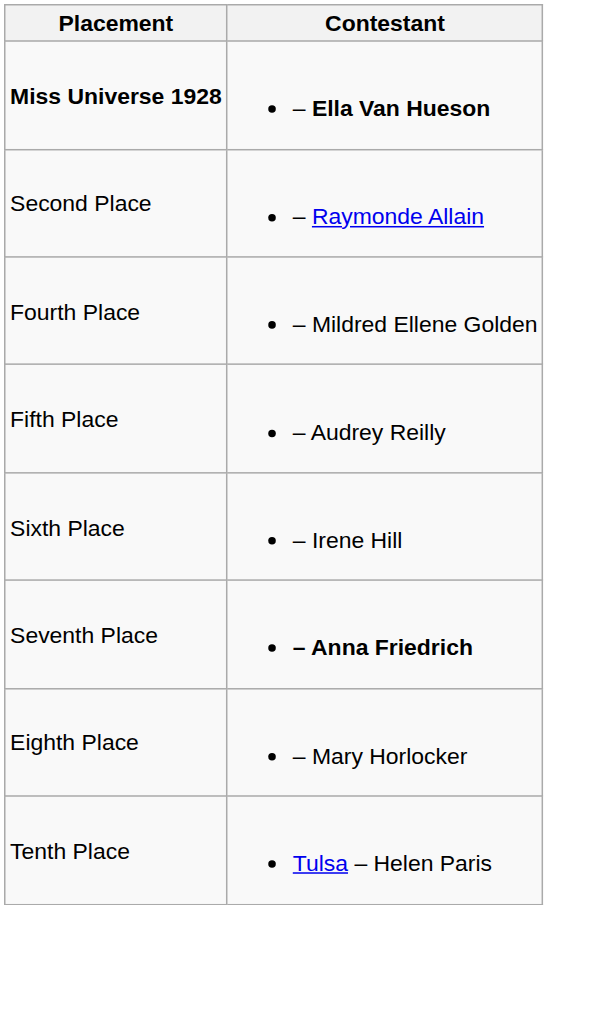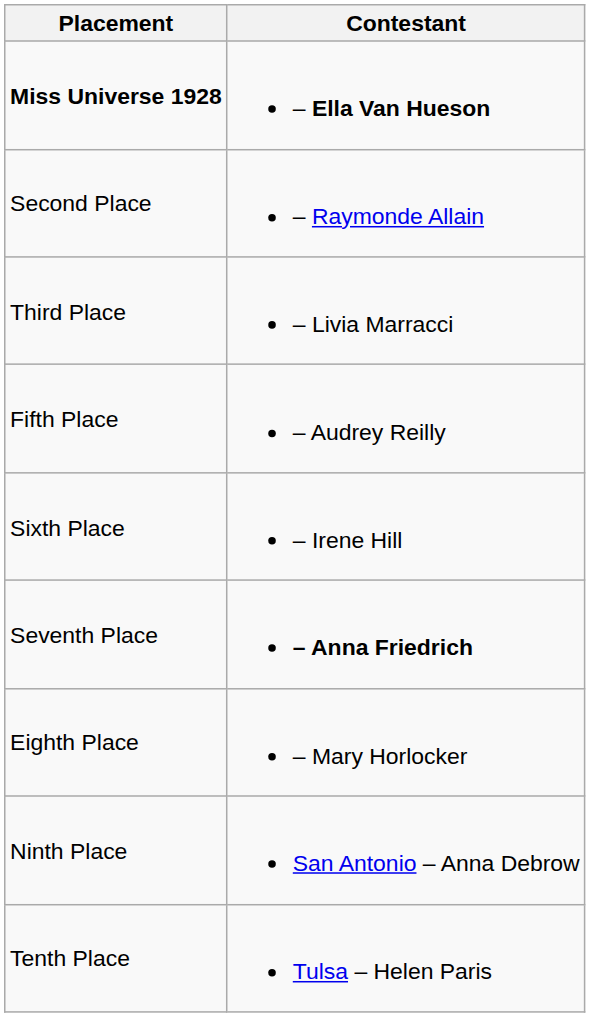+ row: (68, 311)
- row: (75, 311)
+ row: (69, 850)
